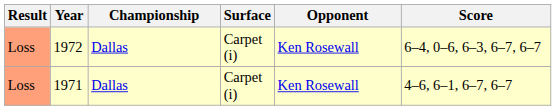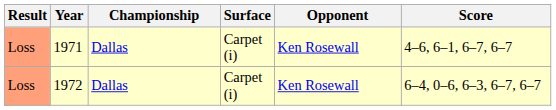rows swapped: (68, 85) <-> (68, 46)
